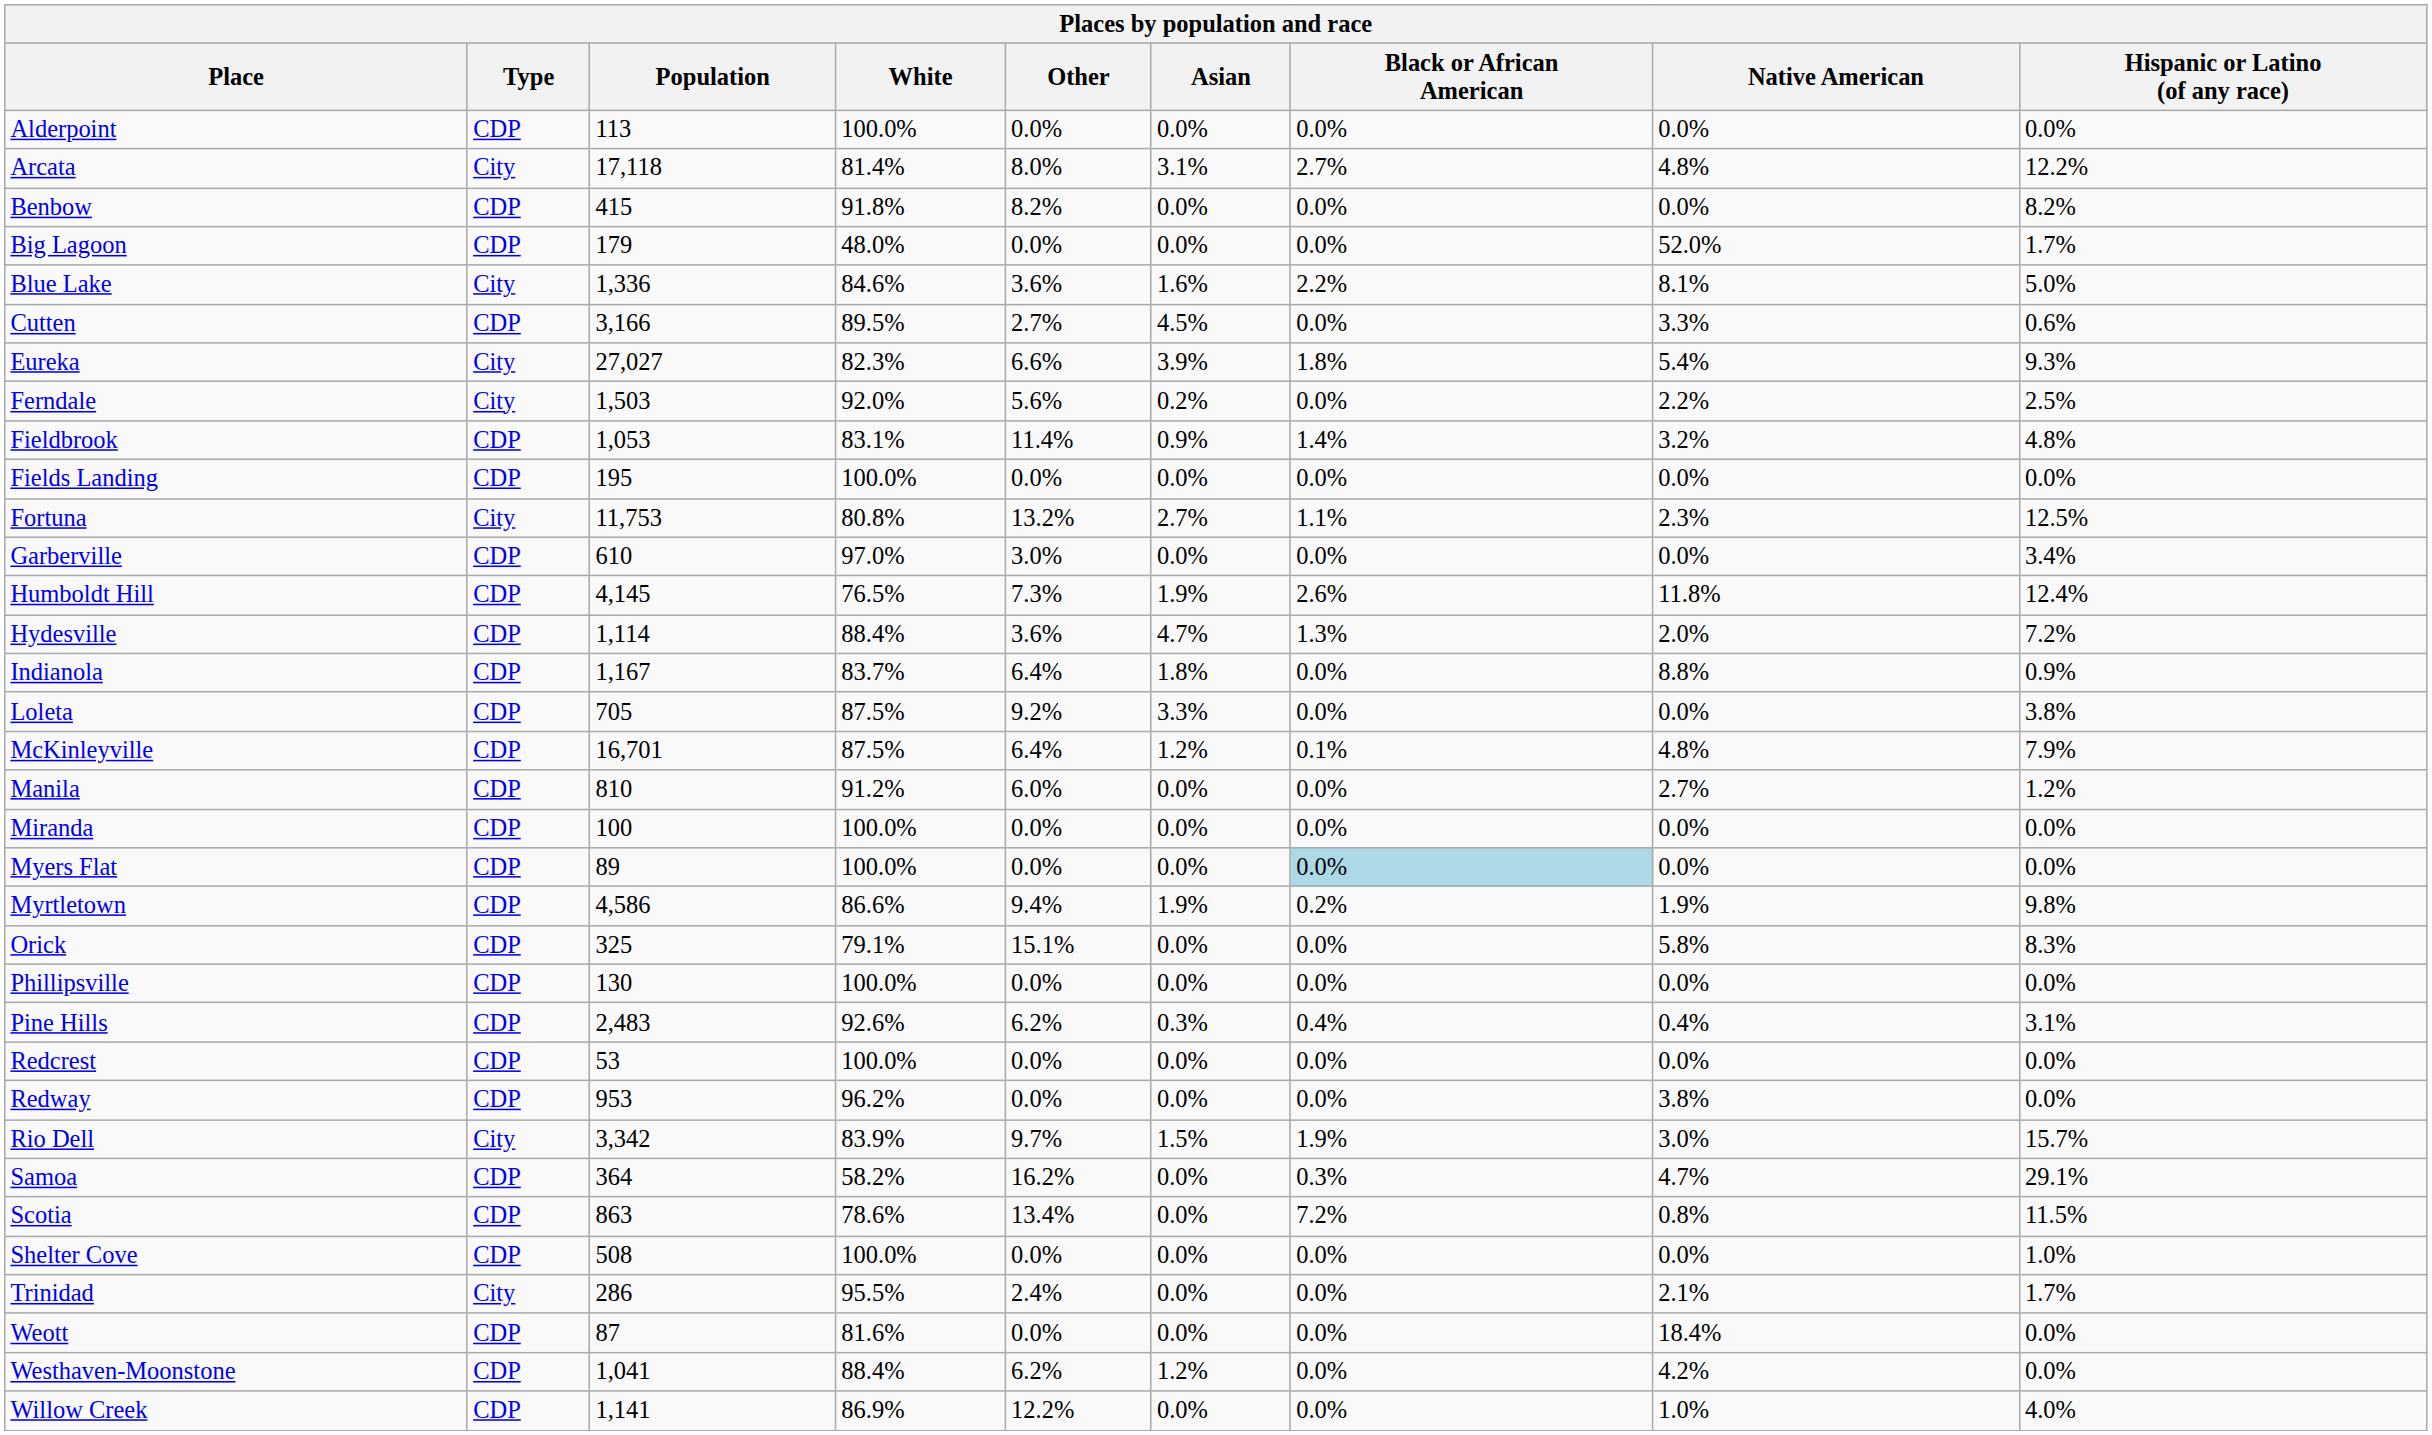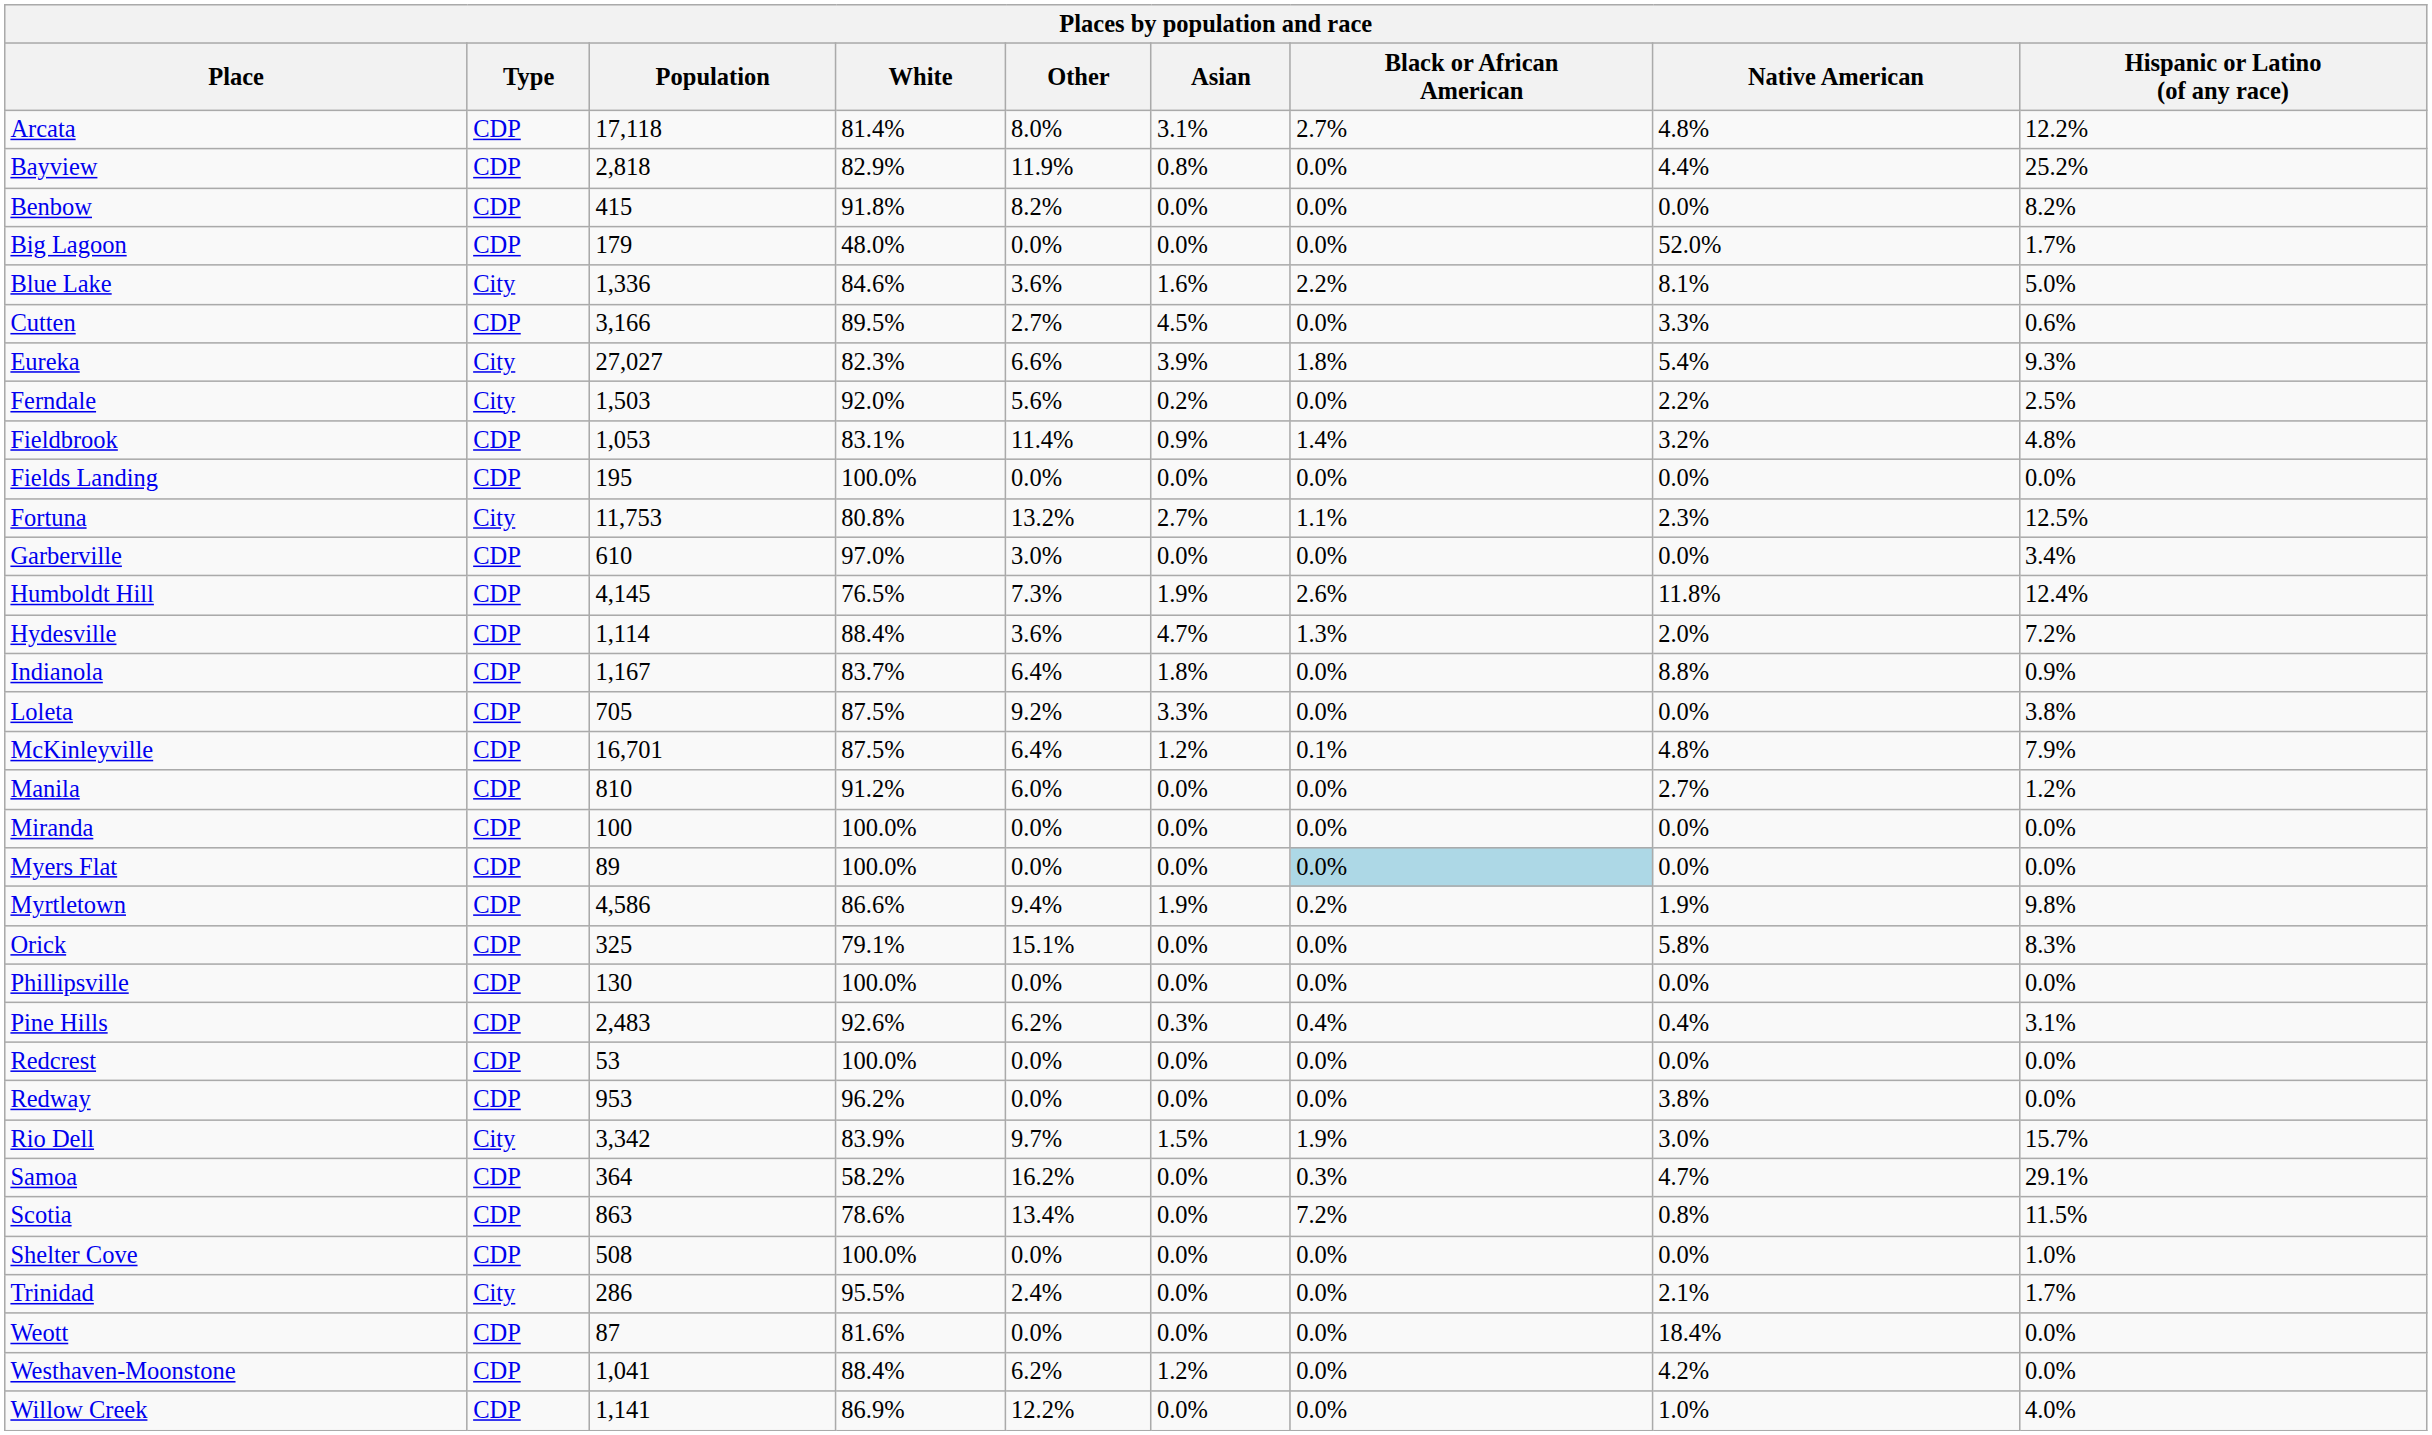- row: (63, 129)
(494, 167) City -> (497, 129) CDP
+ row: (54, 167)
